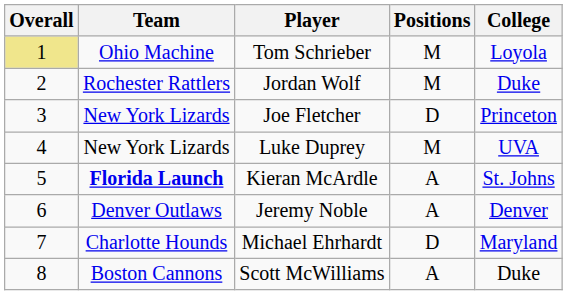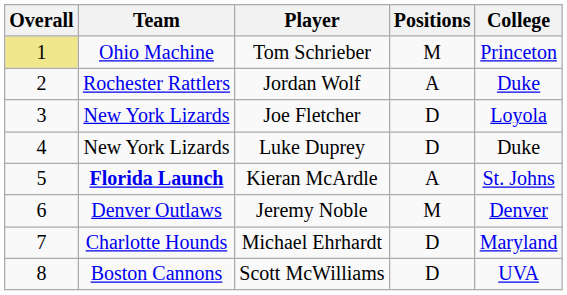(519, 52) Loyola -> (519, 52) Princeton
(432, 83) M -> (432, 83) A
(519, 115) Princeton -> (519, 115) Loyola
(432, 147) M -> (432, 147) D
(519, 147) UVA -> (519, 147) Duke
(432, 210) A -> (432, 210) M
(432, 274) A -> (432, 274) D
(519, 274) Duke -> (519, 274) UVA
